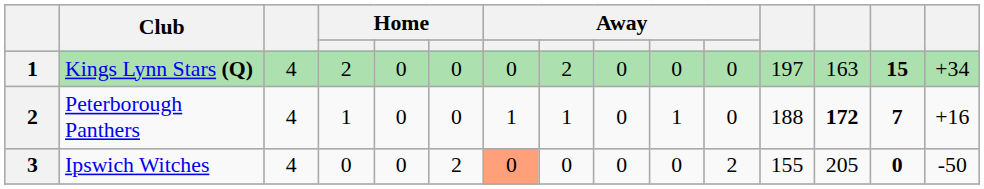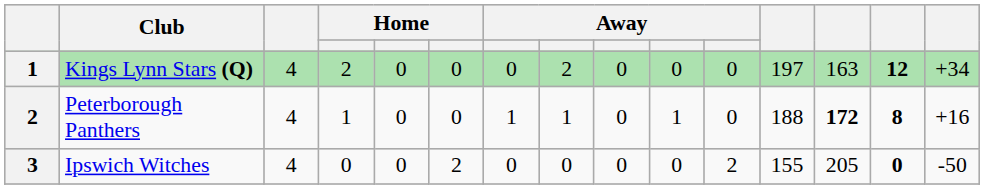(897, 68) 15 -> (897, 68) 12
(897, 116) 7 -> (897, 116) 8
(511, 165) lightsalmon background -> (511, 165) no background
